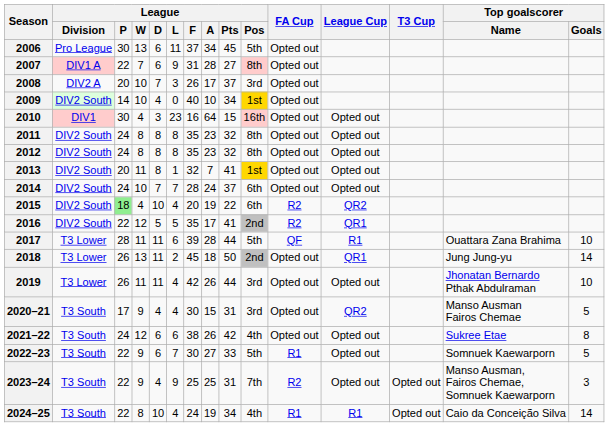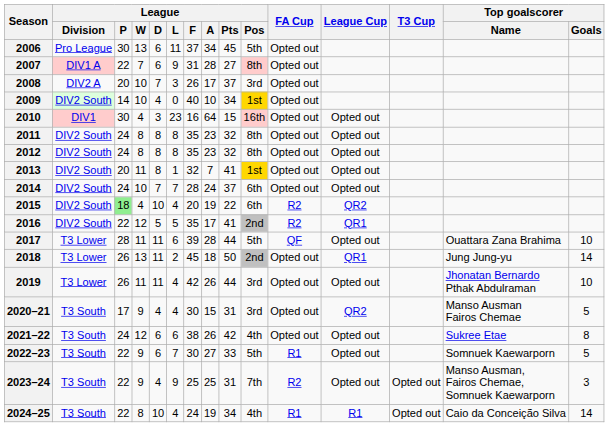(355, 240) R1 -> (355, 240) Opted out
